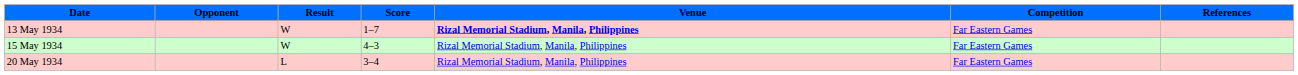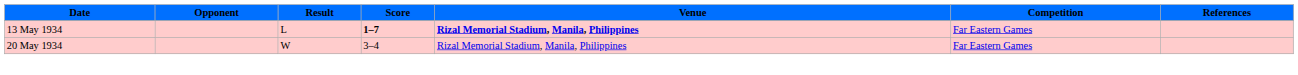(286, 29) W -> (284, 29) L
(371, 29) normal -> (371, 29) bold
- row: (34, 45)
(284, 62) L -> (286, 45) W
